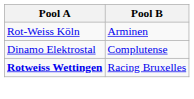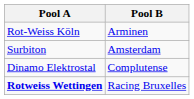+ row: (27, 49)
